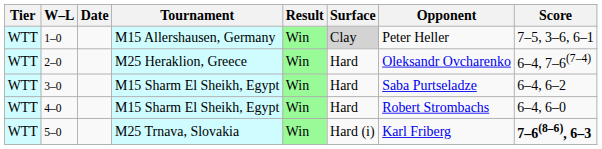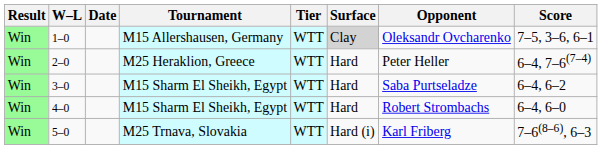columns swapped: (305, 15) <-> (23, 15)
(416, 37) Peter Heller -> (446, 37) Oleksandr Ovcharenko
(446, 61) Oleksandr Ovcharenko -> (416, 61) Peter Heller
(554, 131) bold -> (554, 131) normal
